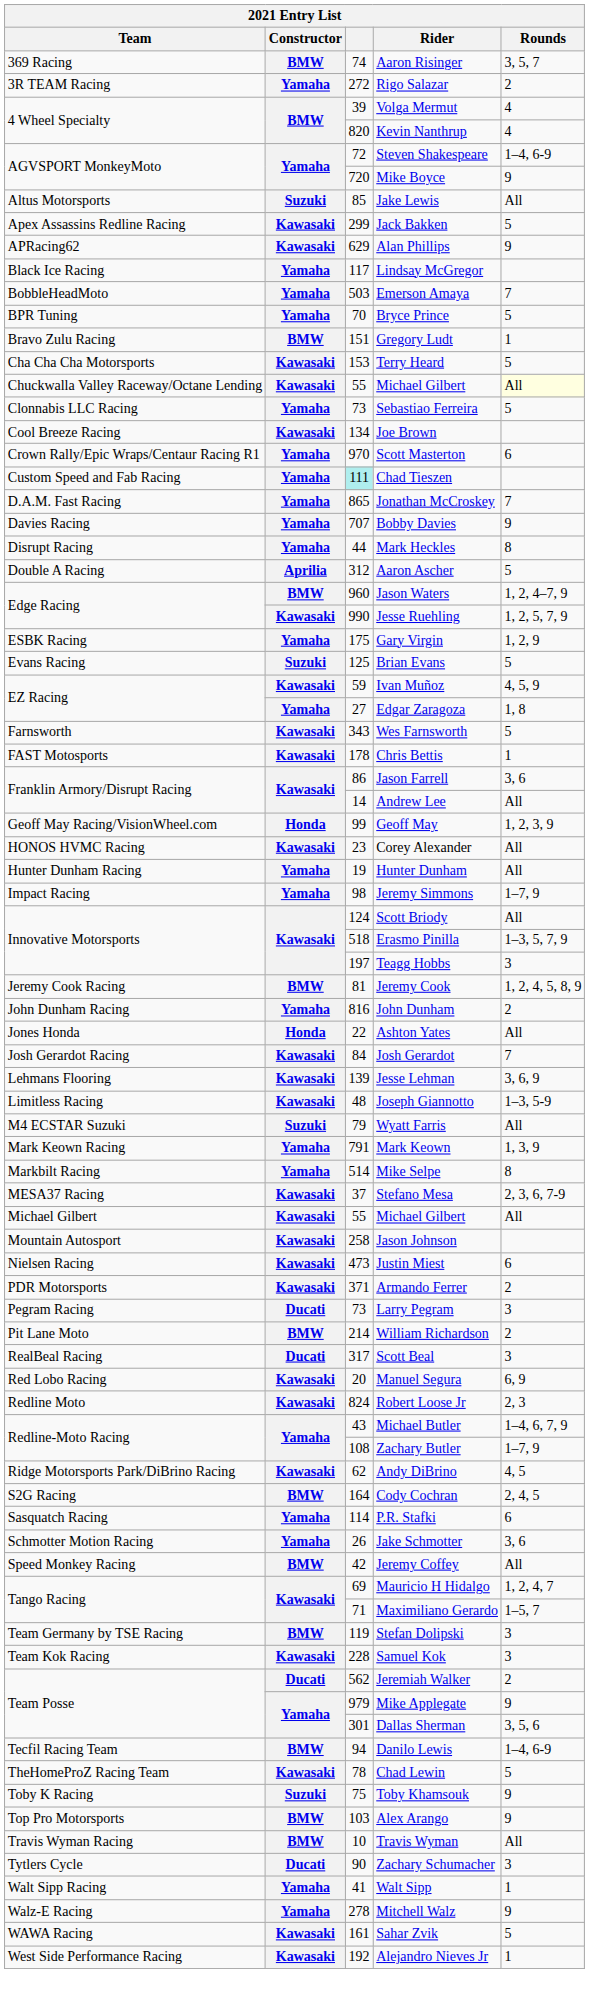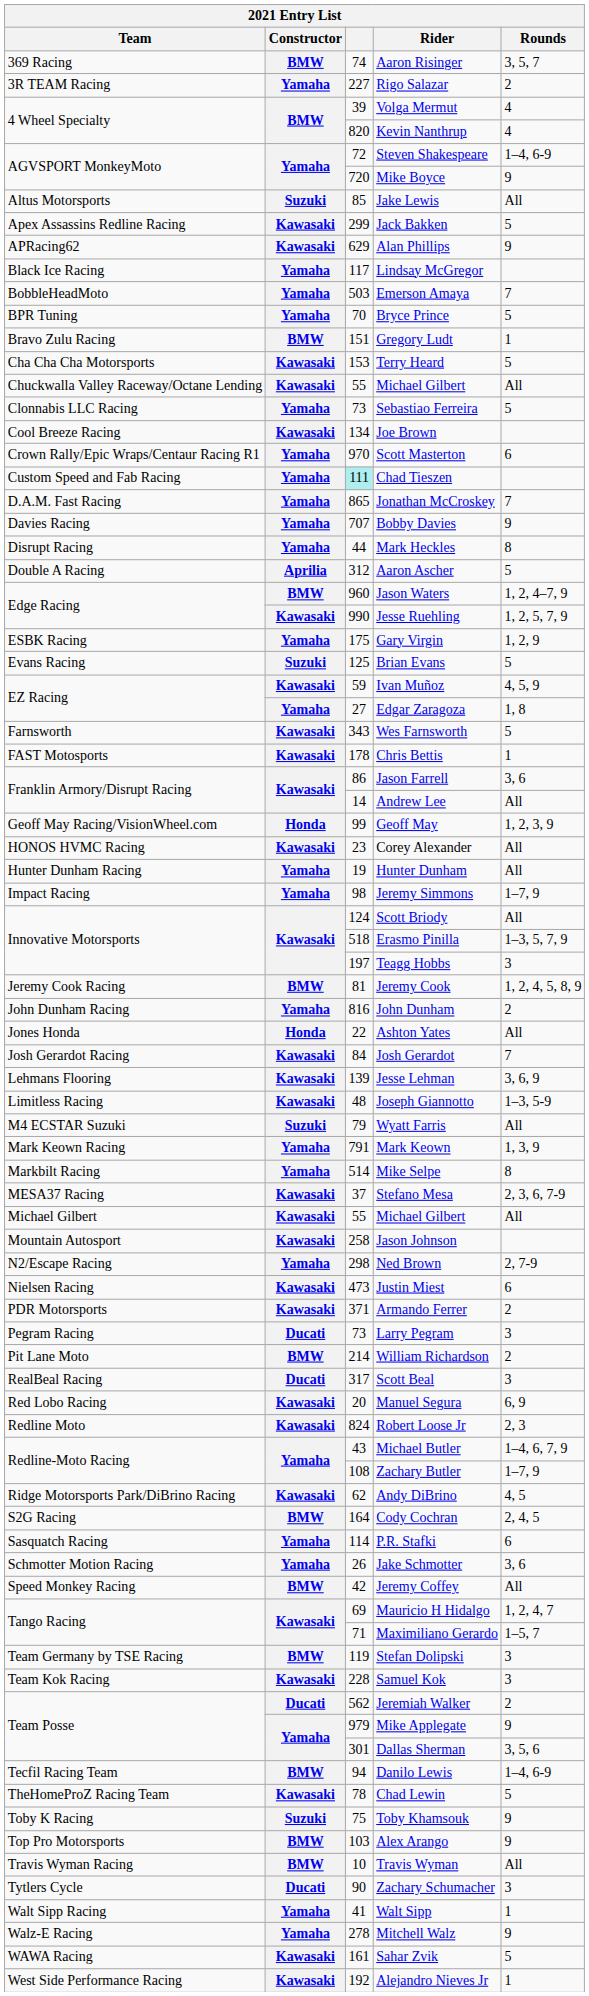(359, 84) 272 -> (359, 84) 227
(514, 385) lightyellow background -> (514, 385) no background
+ row: (60, 1263)
